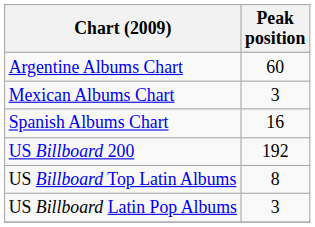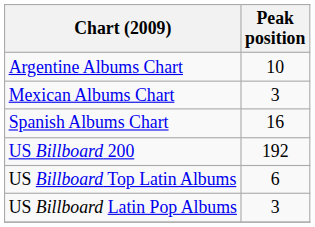(275, 66) 60 -> (275, 66) 10
(275, 179) 8 -> (275, 179) 6
